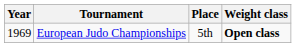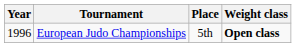(19, 33) 1969 -> (19, 33) 1996
